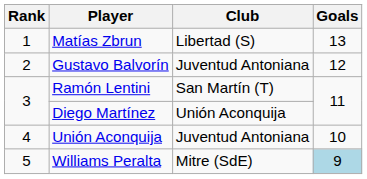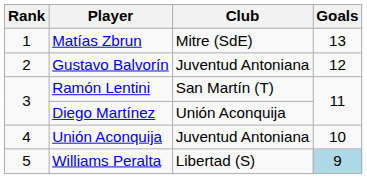(215, 40) Libertad (S) -> (214, 40) Mitre (SdE)
(214, 161) Mitre (SdE) -> (215, 161) Libertad (S)
